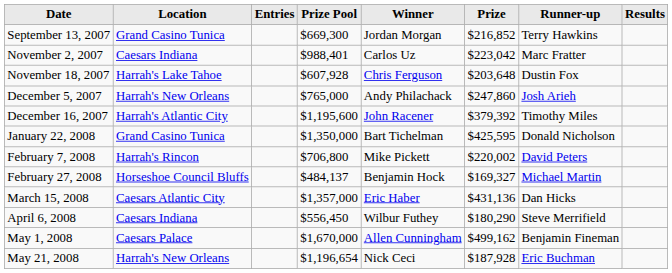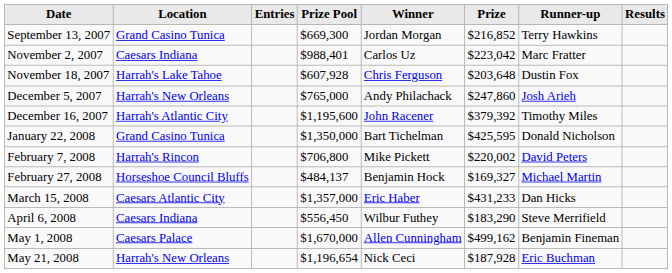(492, 197) $431,136 -> (492, 197) $431,233
(492, 217) $180,290 -> (492, 217) $183,290
